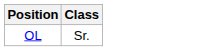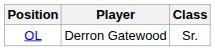+ column: (116, 14)
